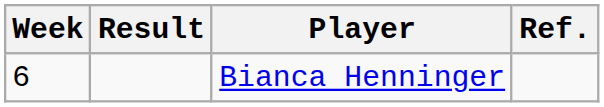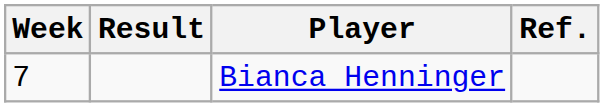(21, 78) 6 -> (21, 78) 7
